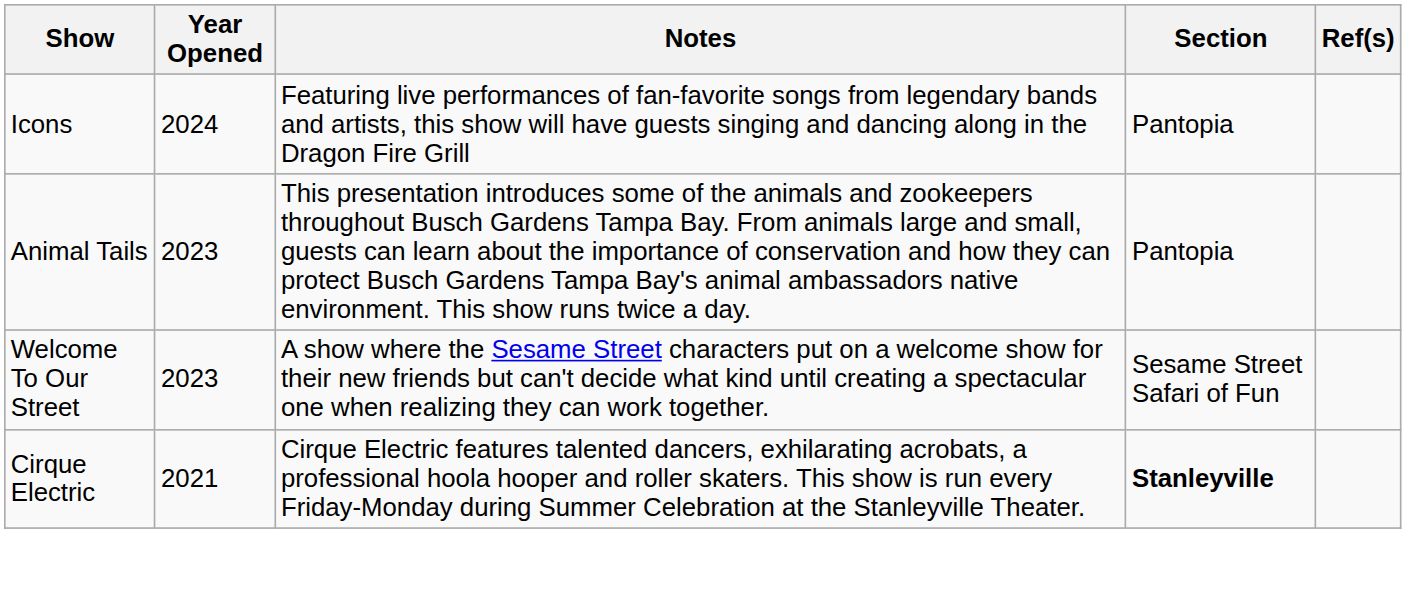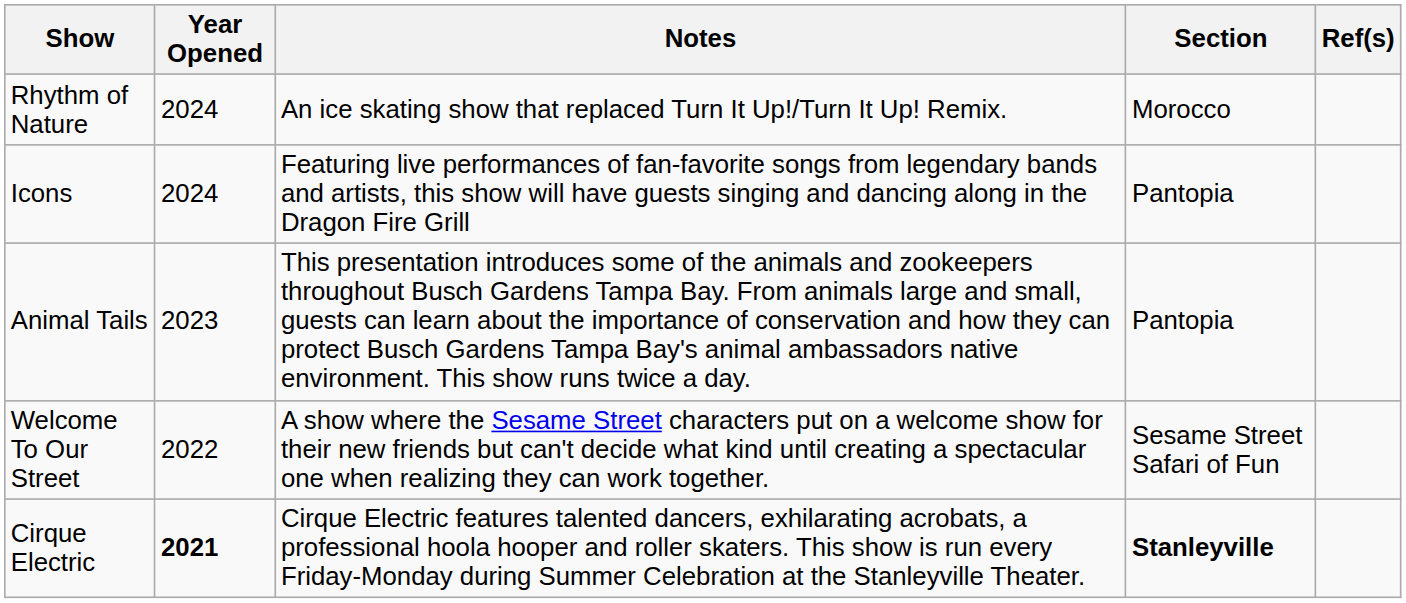+ row: (69, 109)
(190, 379) 2023 -> (190, 449) 2022
(190, 478) normal -> (190, 547) bold
